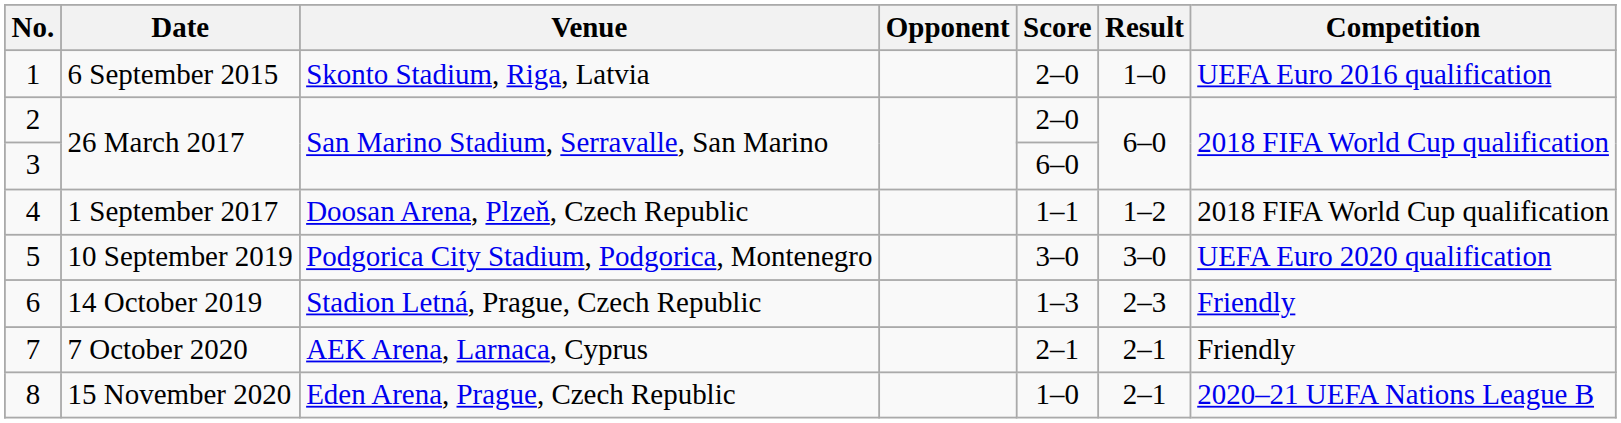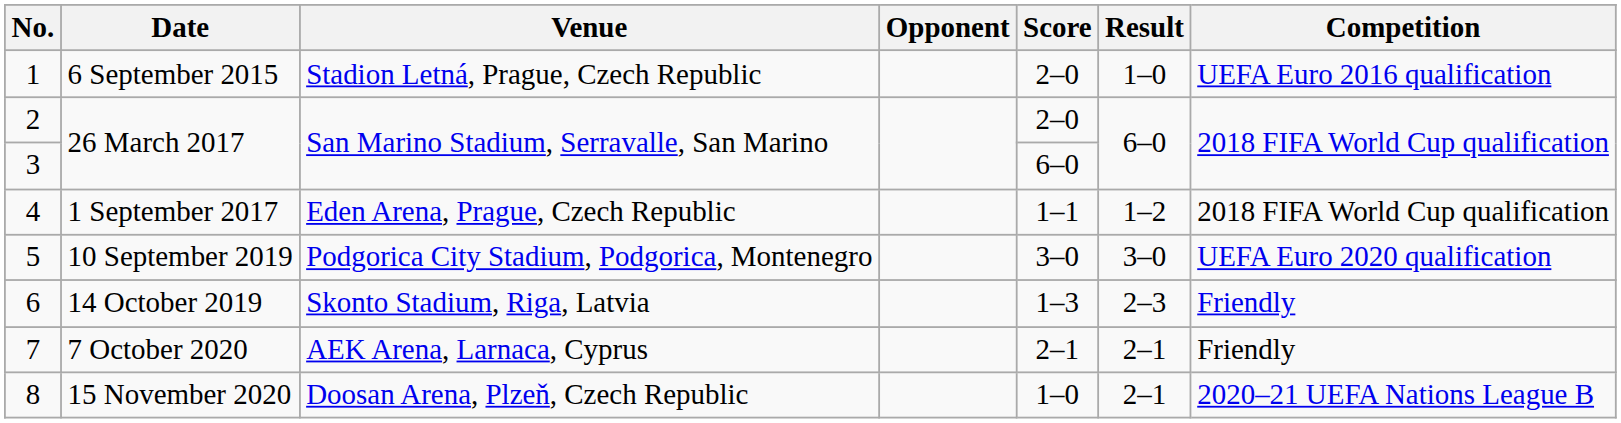(478, 73) Skonto Stadium, Riga, Latvia -> (534, 73) Stadion Letná, Prague, Czech Republic
(527, 211) Doosan Arena, Plzeň, Czech Republic -> (521, 211) Eden Arena, Prague, Czech Republic
(534, 303) Stadion Letná, Prague, Czech Republic -> (478, 303) Skonto Stadium, Riga, Latvia
(521, 394) Eden Arena, Prague, Czech Republic -> (527, 394) Doosan Arena, Plzeň, Czech Republic
